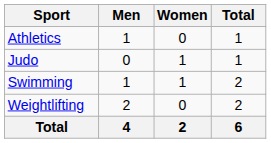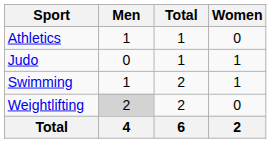columns swapped: (182, 15) <-> (238, 15)
(126, 104) no background -> (126, 104) lightgrey background
